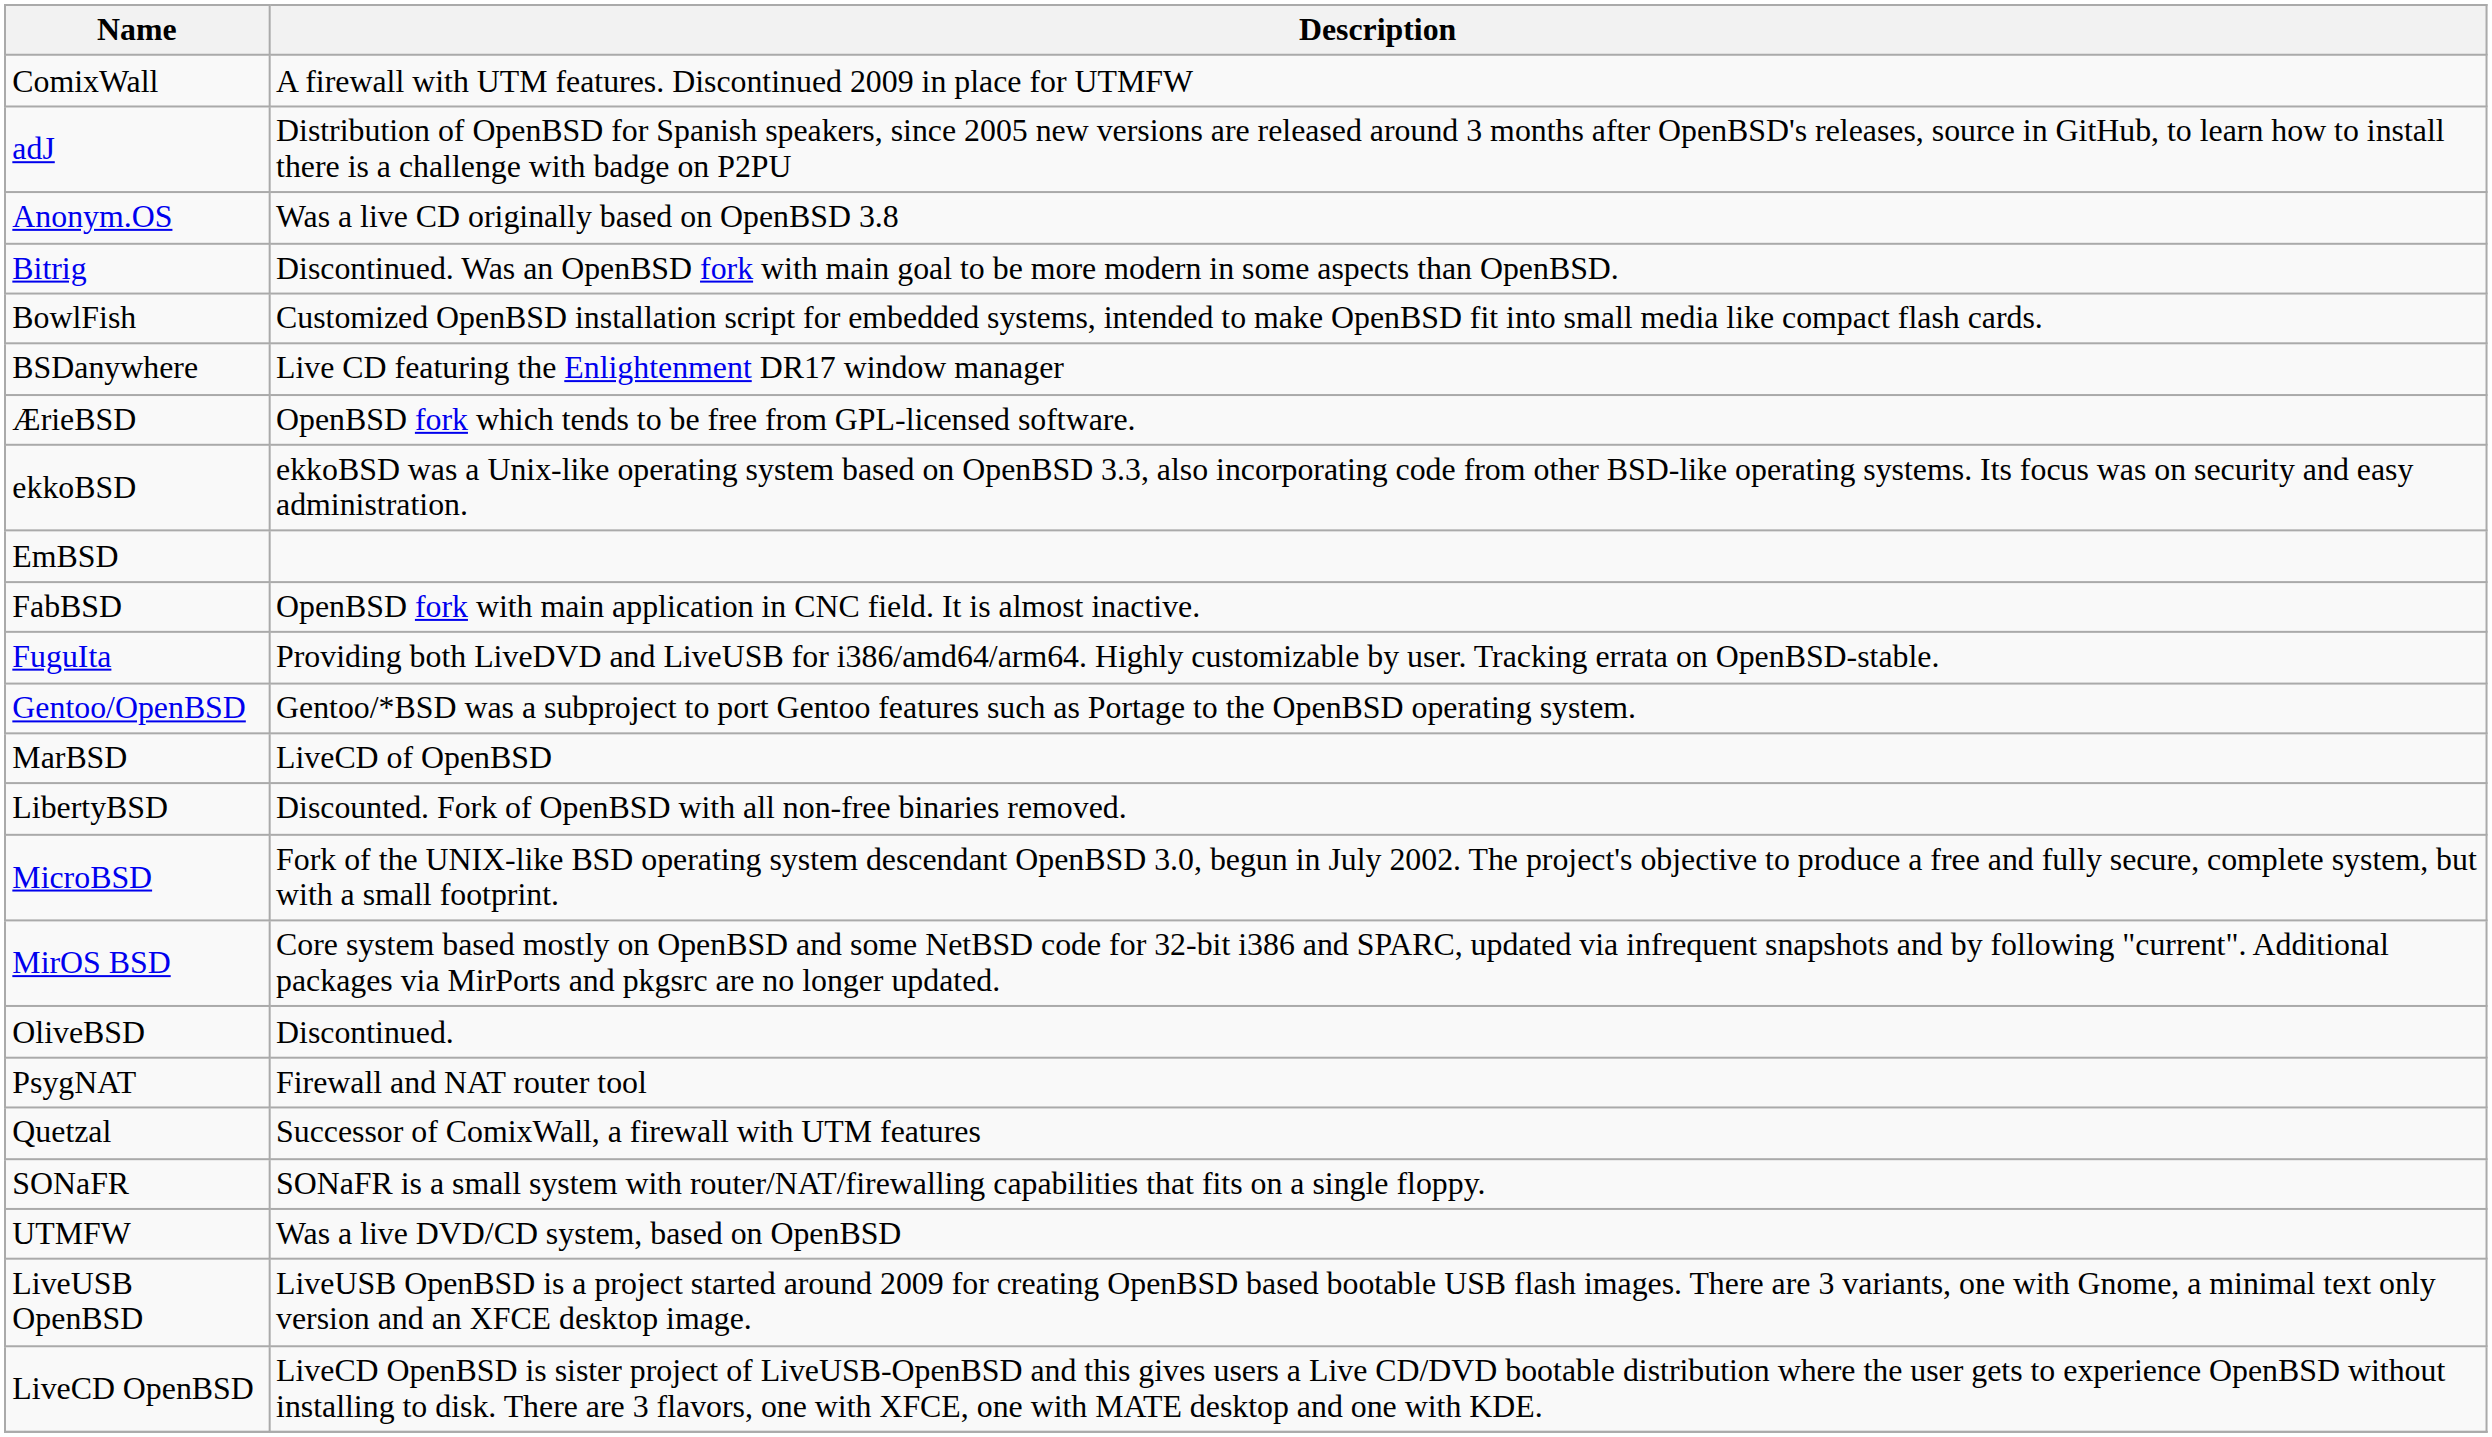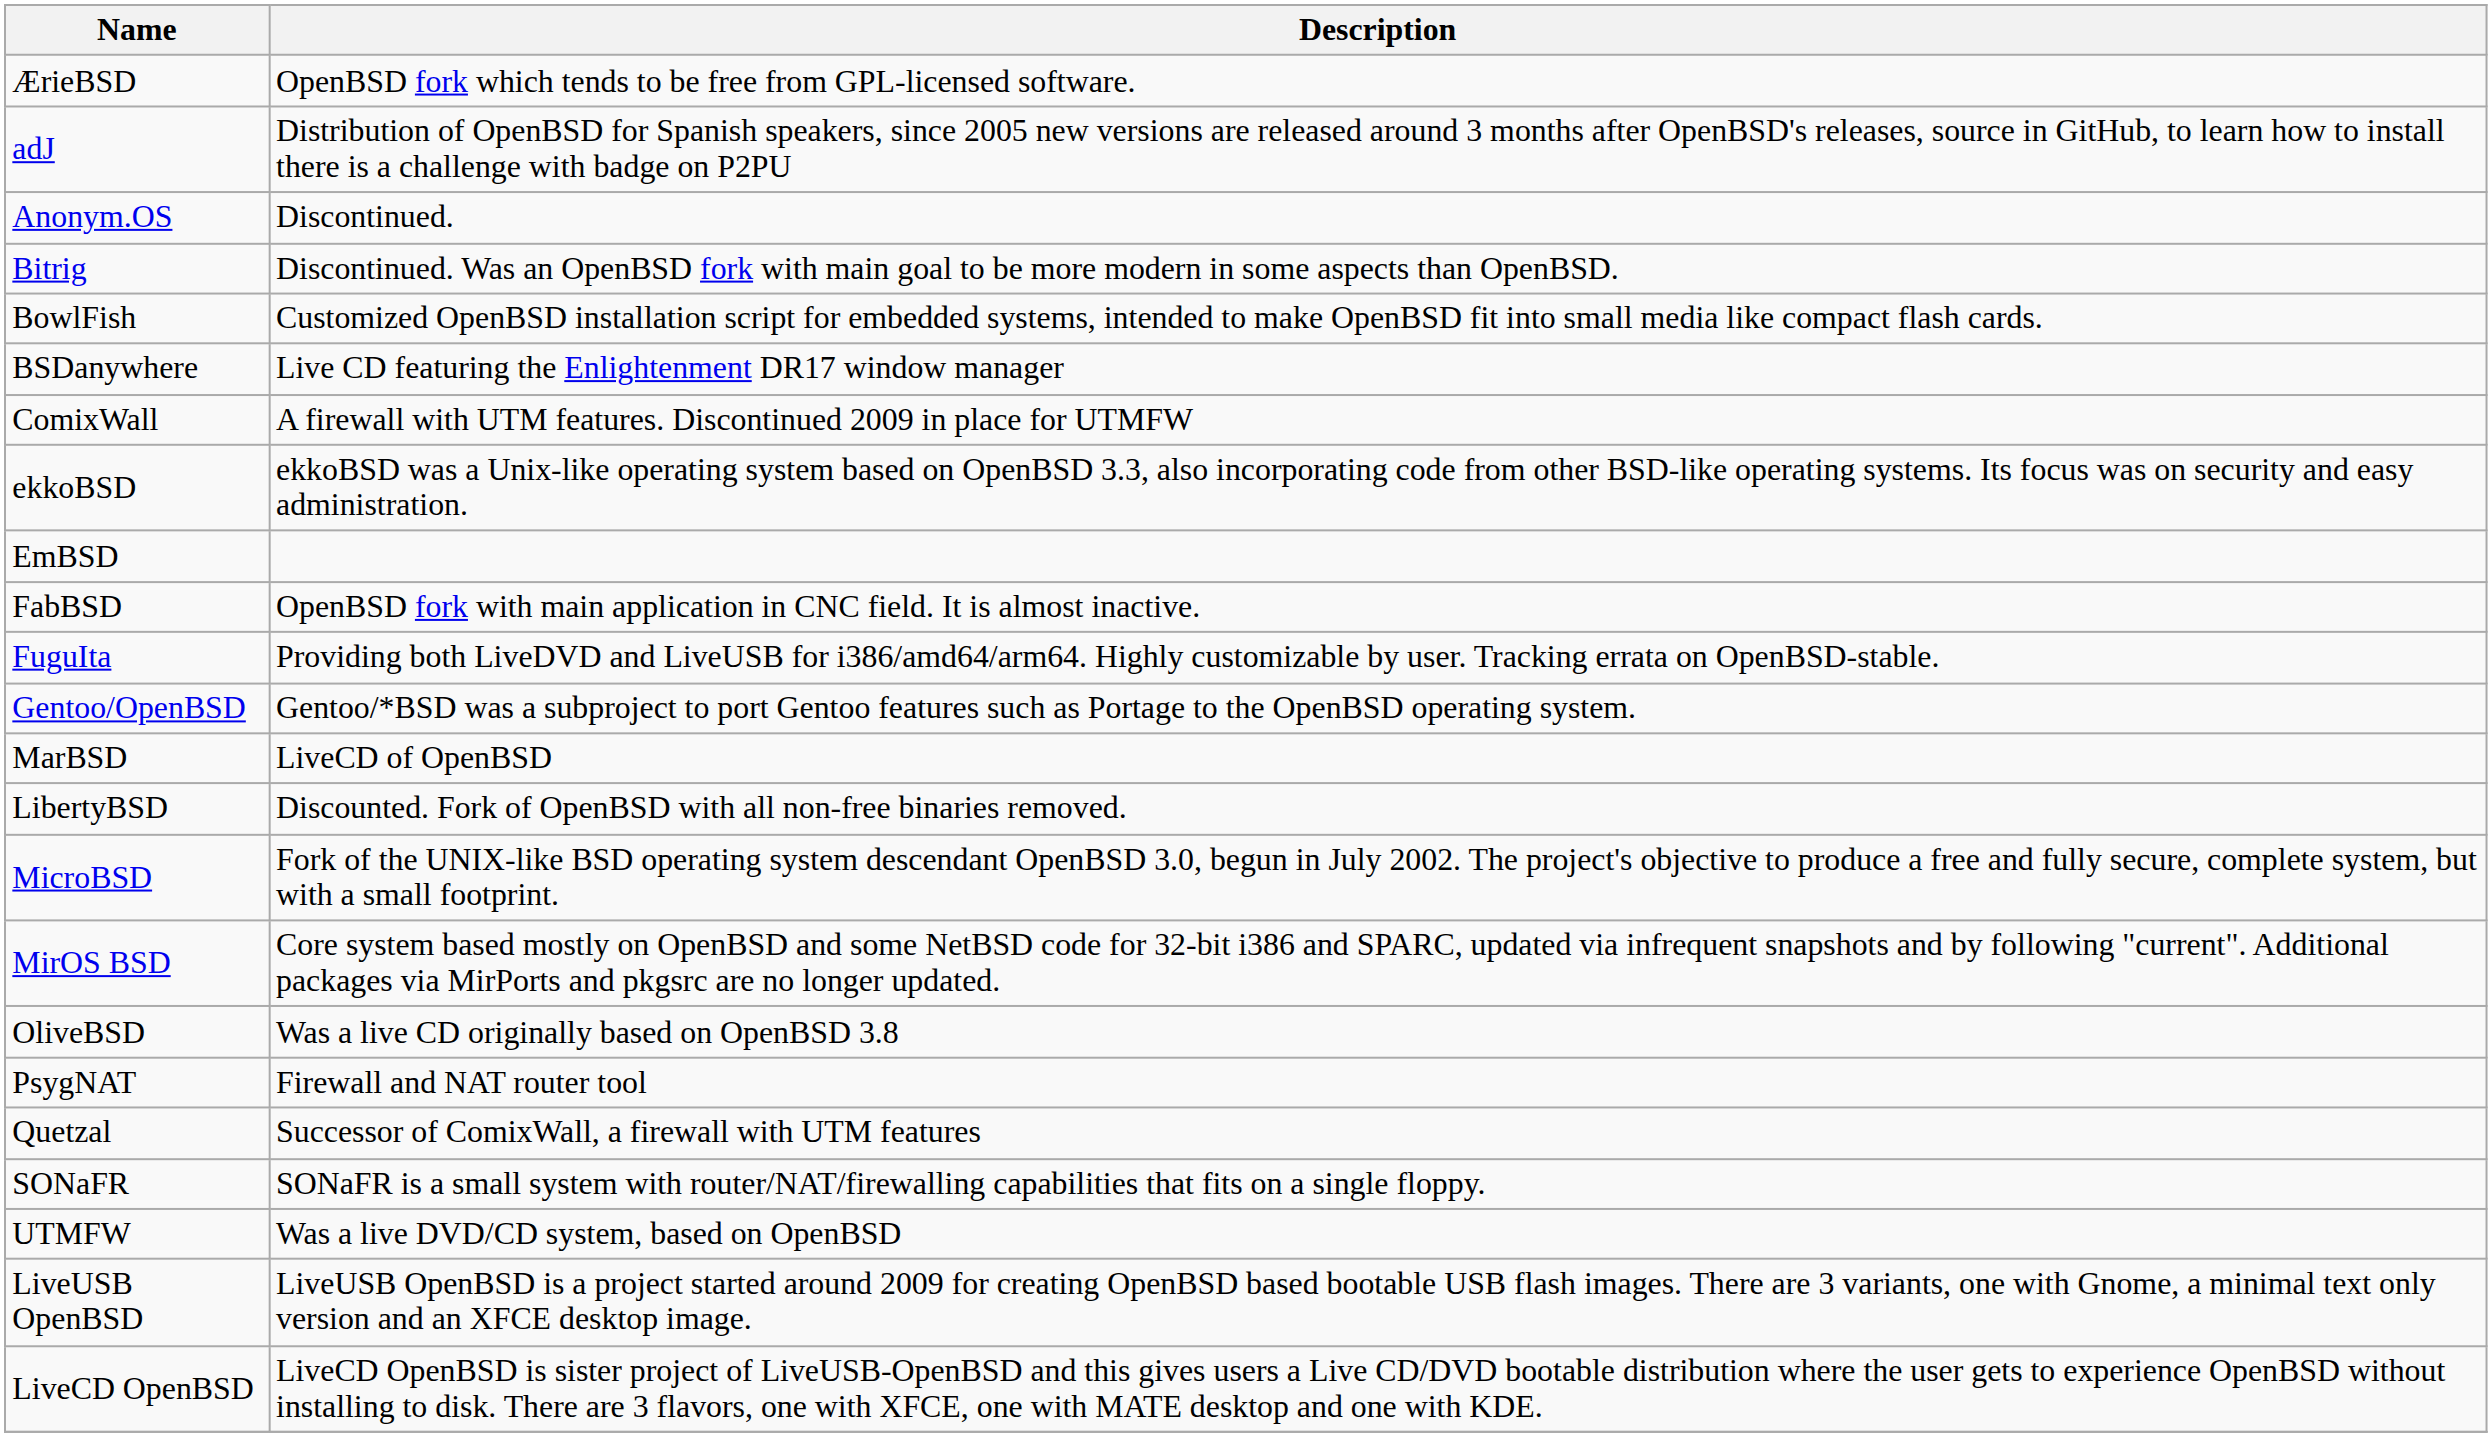rows swapped: (74, 419) <-> (85, 80)
(587, 217) Was a live CD originally based on OpenBSD 3.8 -> (365, 217) Discontinued.
(365, 1031) Discontinued. -> (587, 1031) Was a live CD originally based on OpenBSD 3.8
